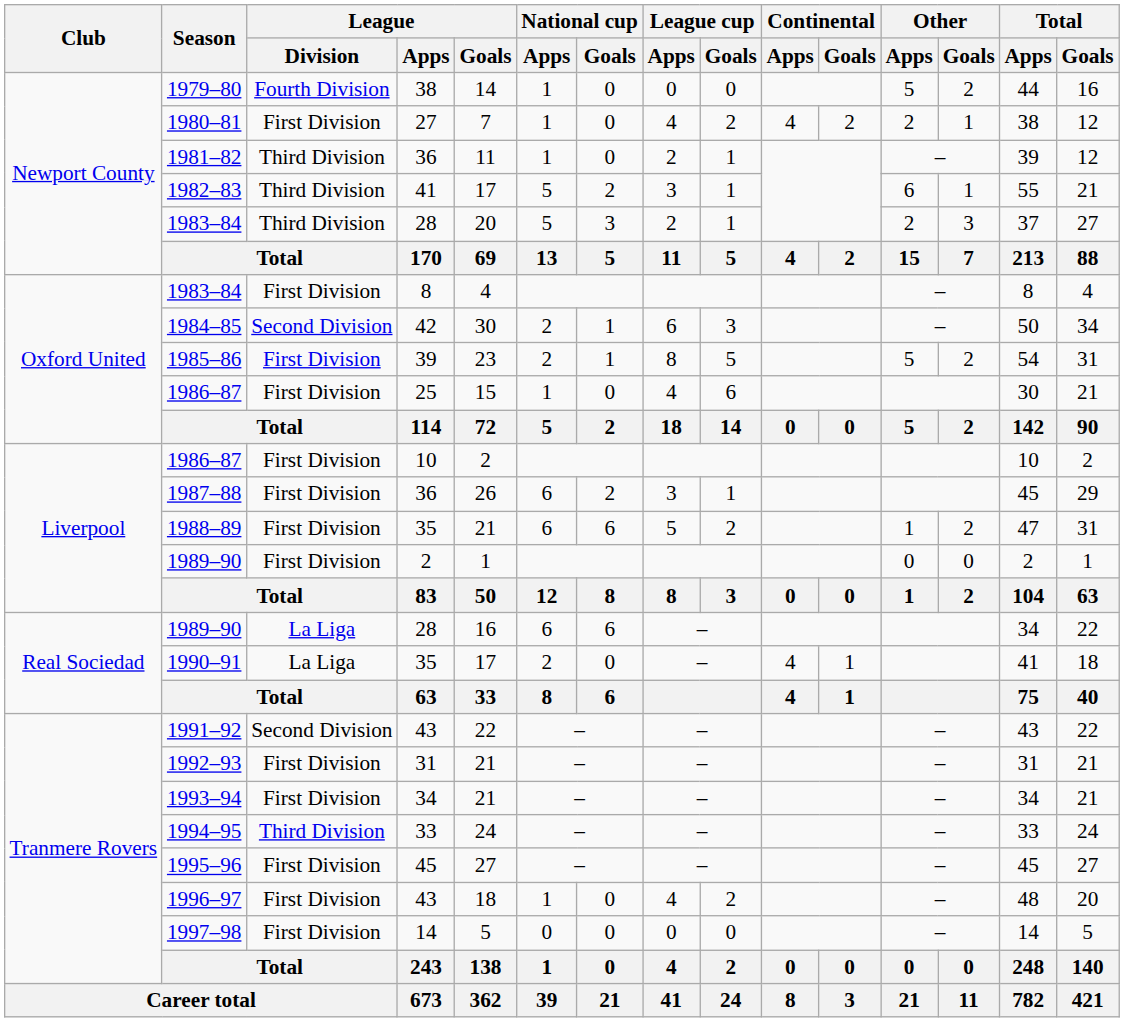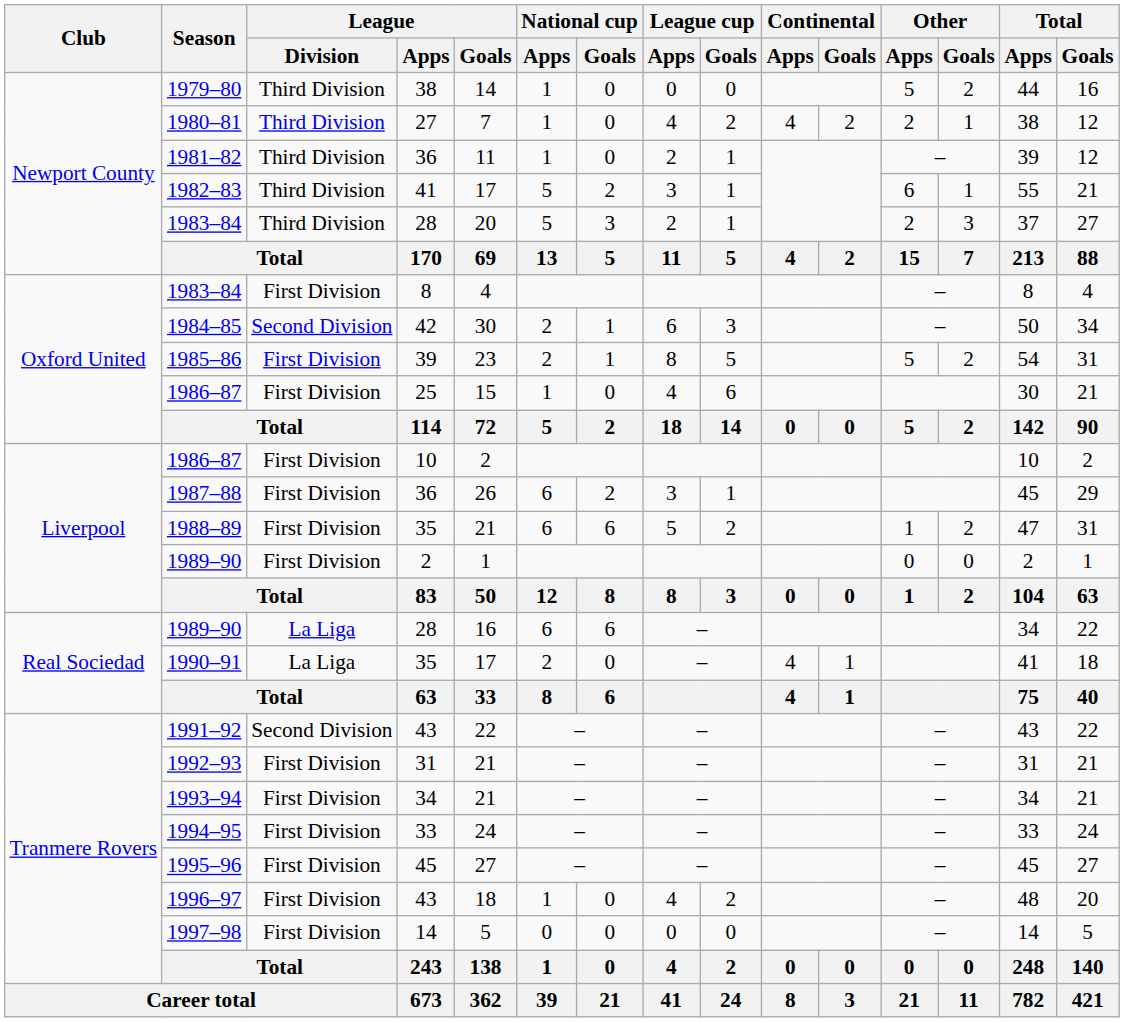(322, 88) Fourth Division -> (322, 88) Third Division
(322, 122) First Division -> (322, 122) Third Division
(322, 831) Third Division -> (322, 831) First Division
